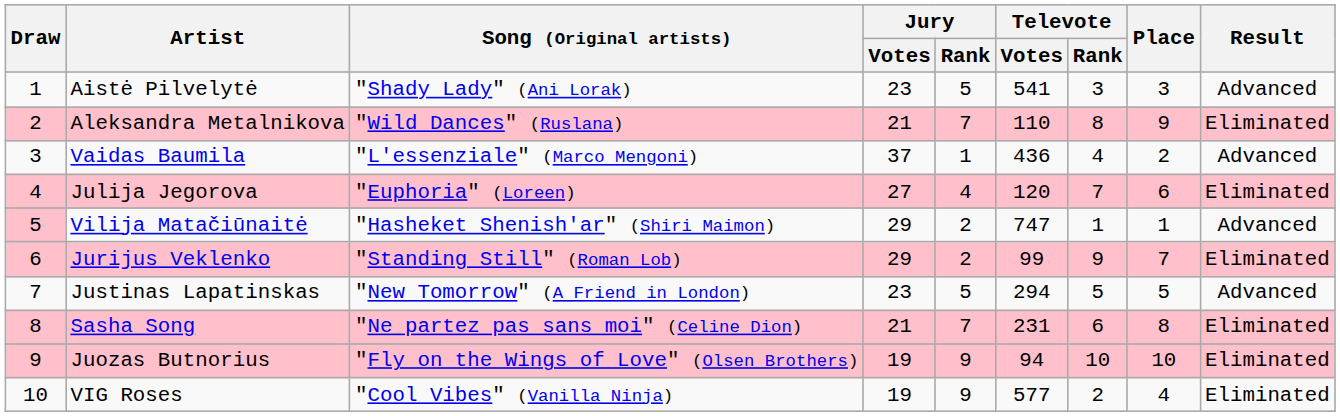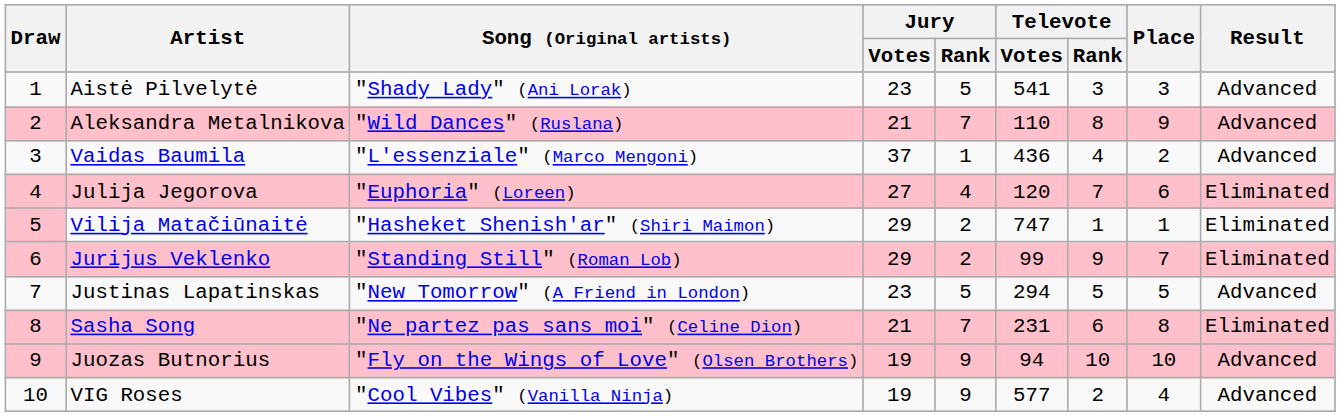(1267, 123) Eliminated -> (1267, 123) Advanced
(1267, 225) Advanced -> (1267, 225) Eliminated
(1267, 361) Eliminated -> (1267, 361) Advanced
(1267, 395) Eliminated -> (1267, 395) Advanced
